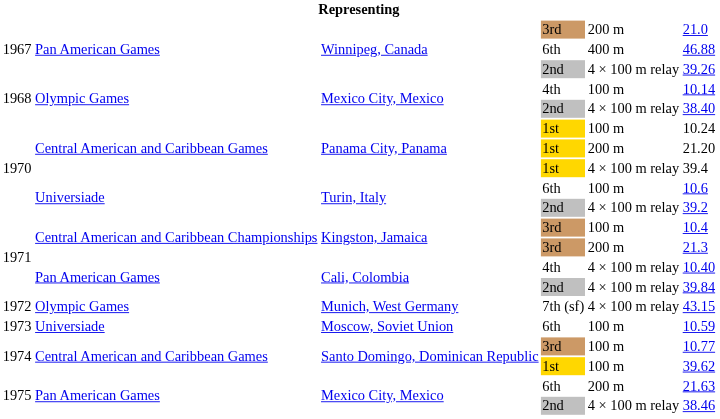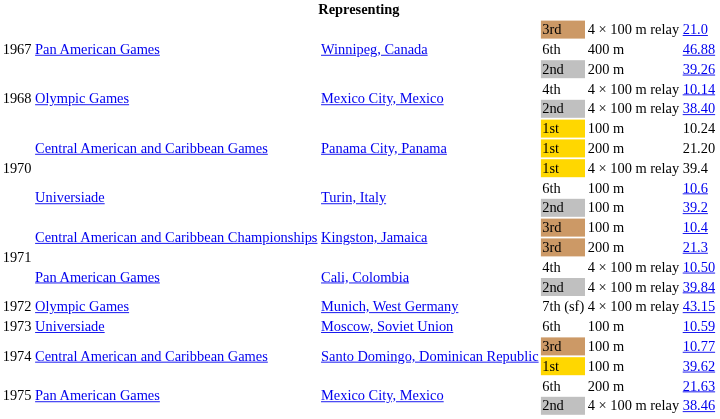(606, 29) 200 m -> (633, 29) 4 × 100 m relay
(633, 69) 4 × 100 m relay -> (606, 69) 200 m
(606, 89) 100 m -> (633, 89) 4 × 100 m relay
(633, 207) 4 × 100 m relay -> (606, 207) 100 m
(699, 267) 10.40 -> (699, 267) 10.50
